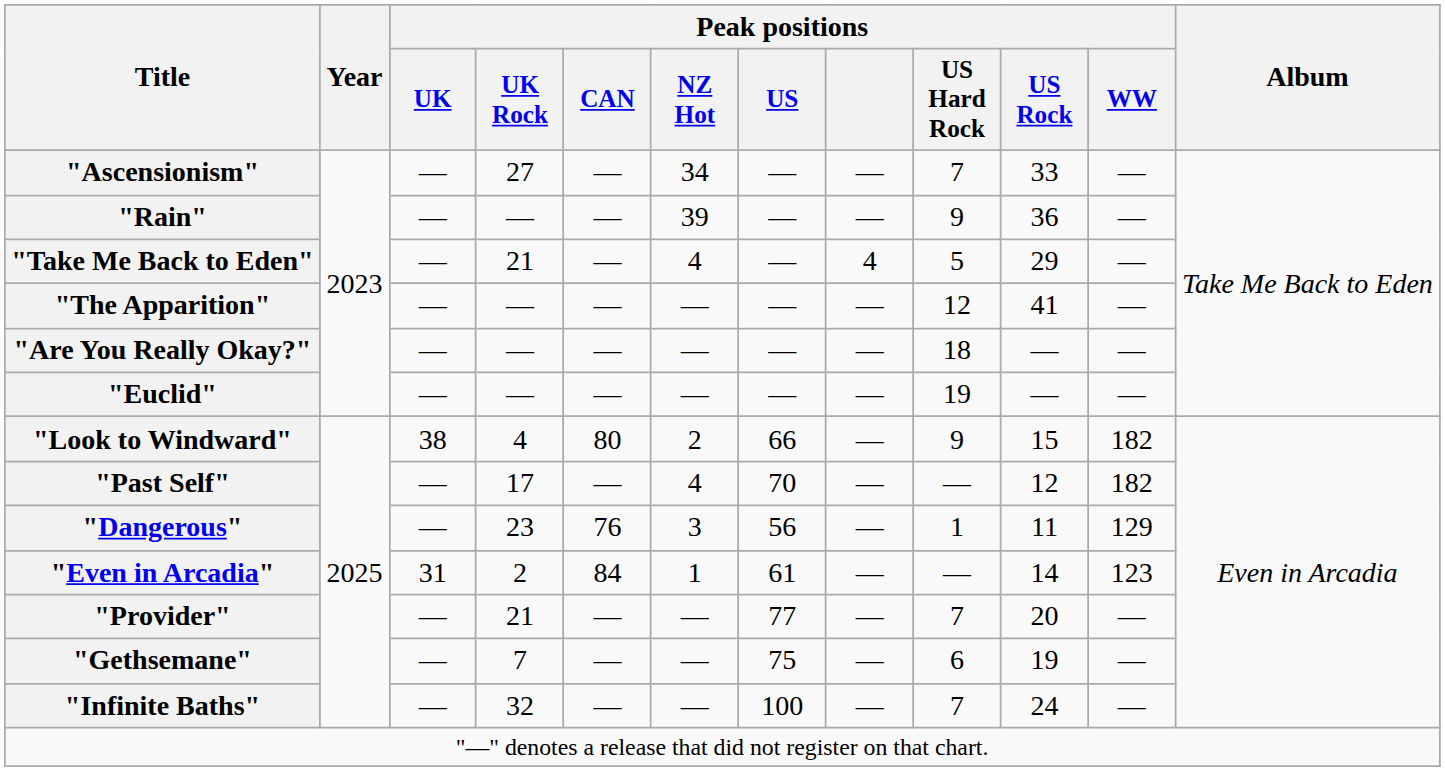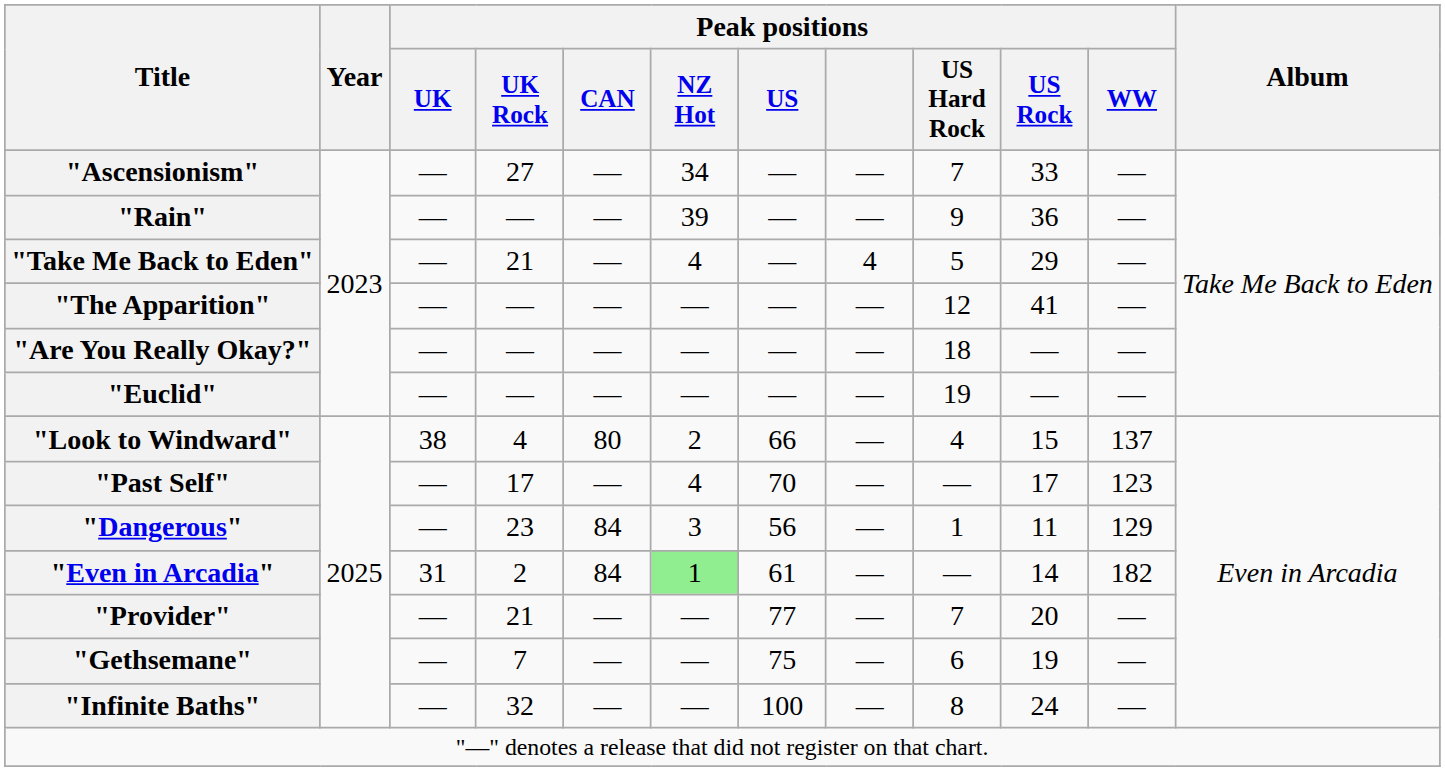(957, 438) 9 -> (957, 438) 4
(1132, 438) 182 -> (1132, 438) 137
(1044, 483) 12 -> (1044, 483) 17
(1132, 483) 182 -> (1132, 483) 123
(607, 527) 76 -> (607, 527) 84
(695, 571) no background -> (695, 571) lightgreen background
(1132, 571) 123 -> (1132, 571) 182
(957, 705) 7 -> (957, 705) 8
